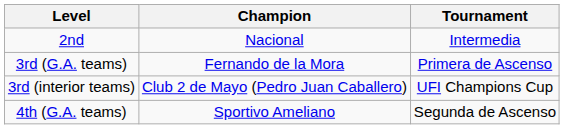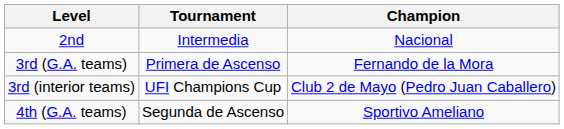columns swapped: (485, 16) <-> (274, 16)
